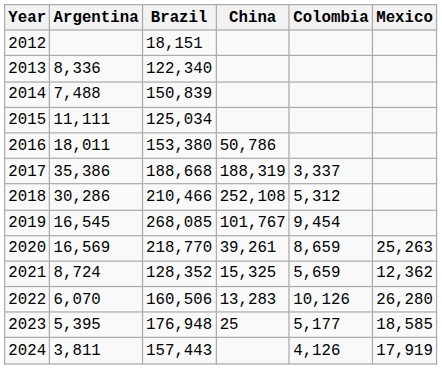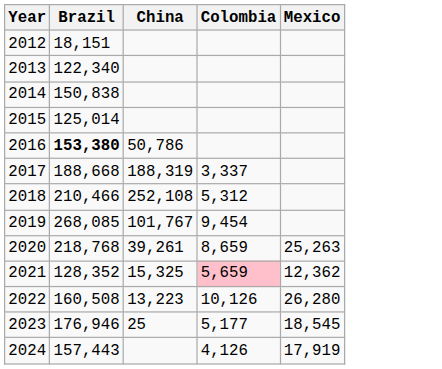- column: (96, 17)
(179, 94) 150,839 -> (87, 94) 150,838
(179, 120) 125,034 -> (87, 120) 125,014
(179, 146) normal -> (87, 146) bold
(179, 248) 218,770 -> (87, 248) 218,768
(317, 274) no background -> (224, 274) pink background
(179, 299) 160,506 -> (87, 299) 160,508
(248, 299) 13,283 -> (155, 299) 13,223
(179, 325) 176,948 -> (87, 325) 176,946
(405, 325) 18,585 -> (312, 325) 18,545
